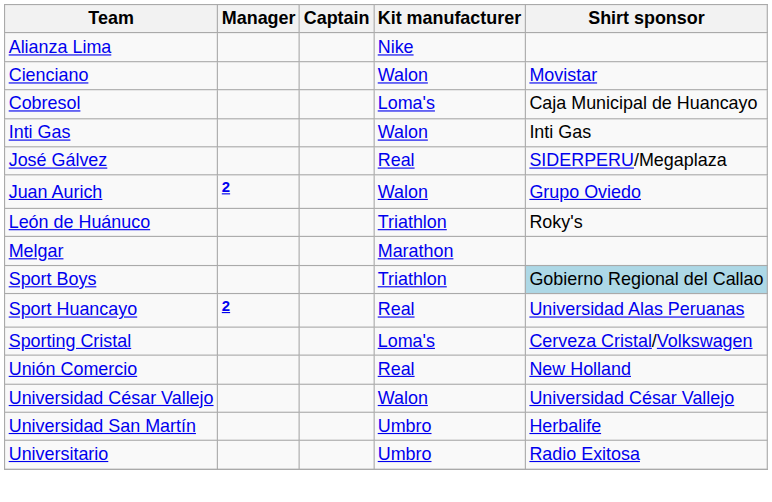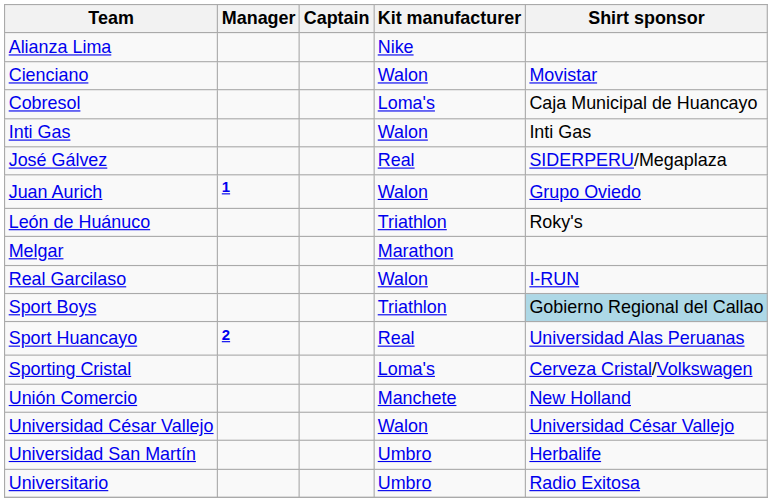(226, 188) 2 -> (226, 188) 1
+ row: (67, 279)
(396, 369) Real -> (417, 397) Manchete
